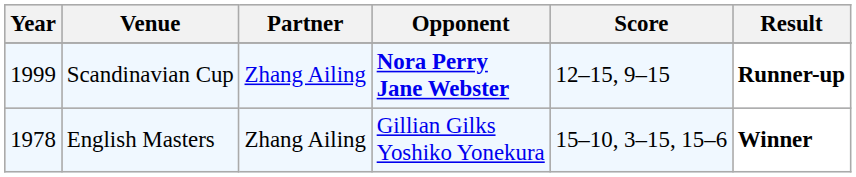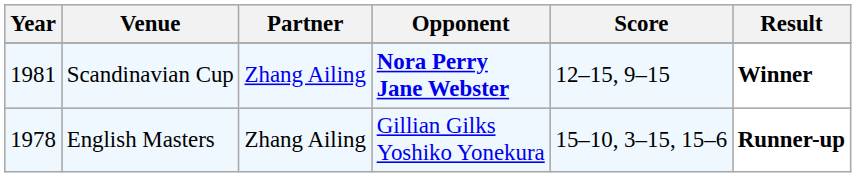(33, 75) 1999 -> (33, 75) 1981
(791, 75) Runner-up -> (775, 75) Winner
(775, 139) Winner -> (791, 139) Runner-up
